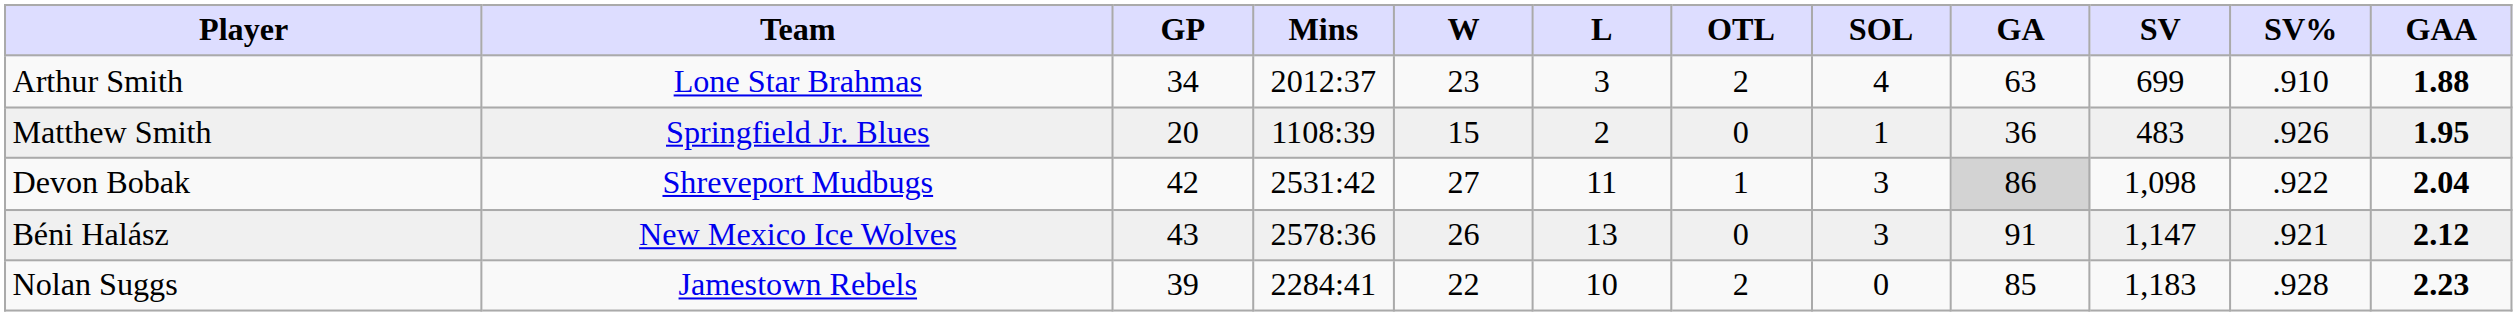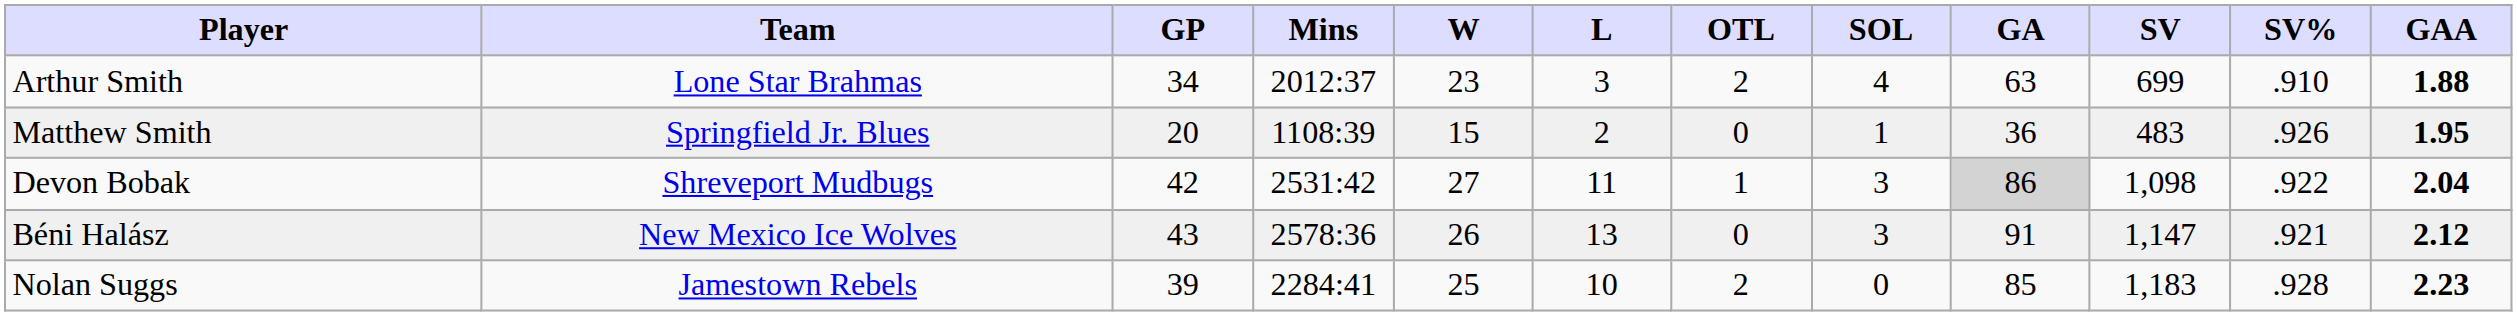(1463, 285) 22 -> (1463, 285) 25
